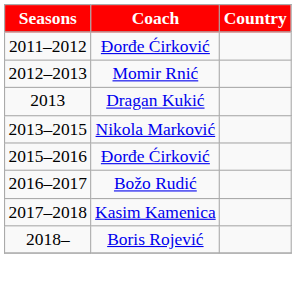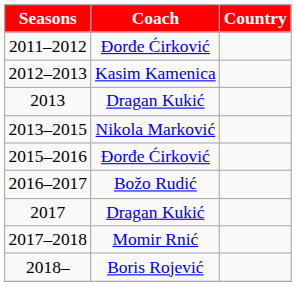(155, 73) Momir Rnić -> (155, 73) Kasim Kamenica
+ row: (48, 211)
(155, 211) Kasim Kamenica -> (155, 239) Momir Rnić
